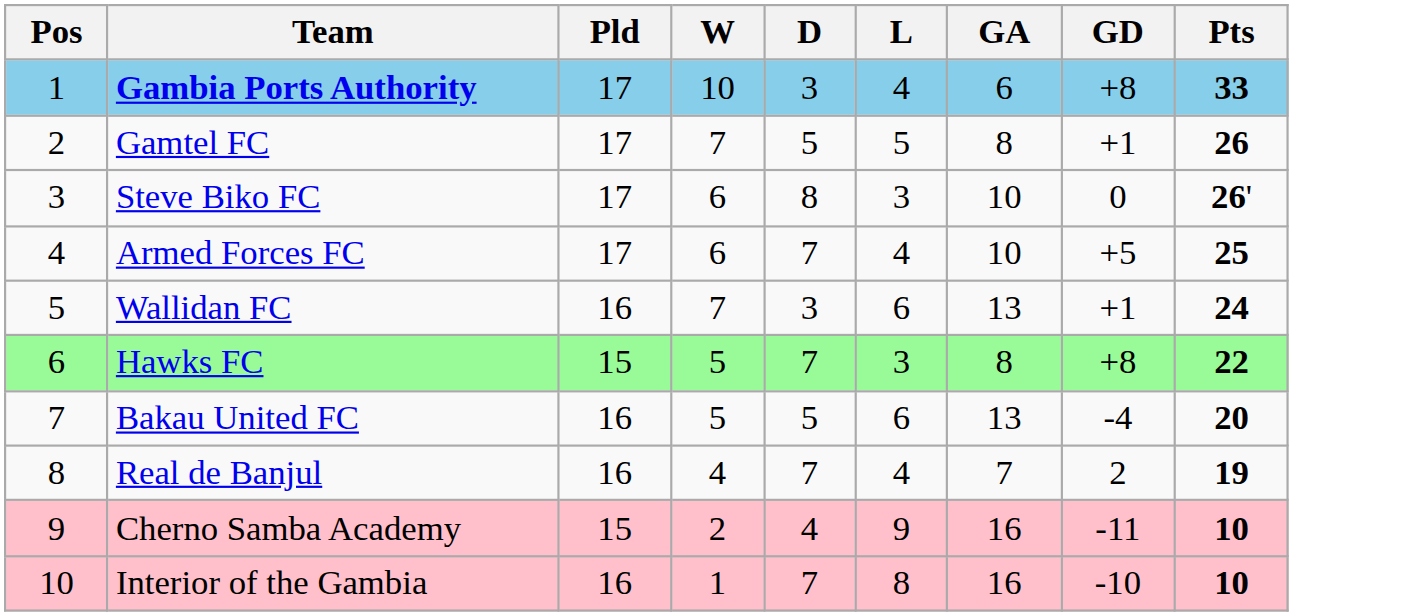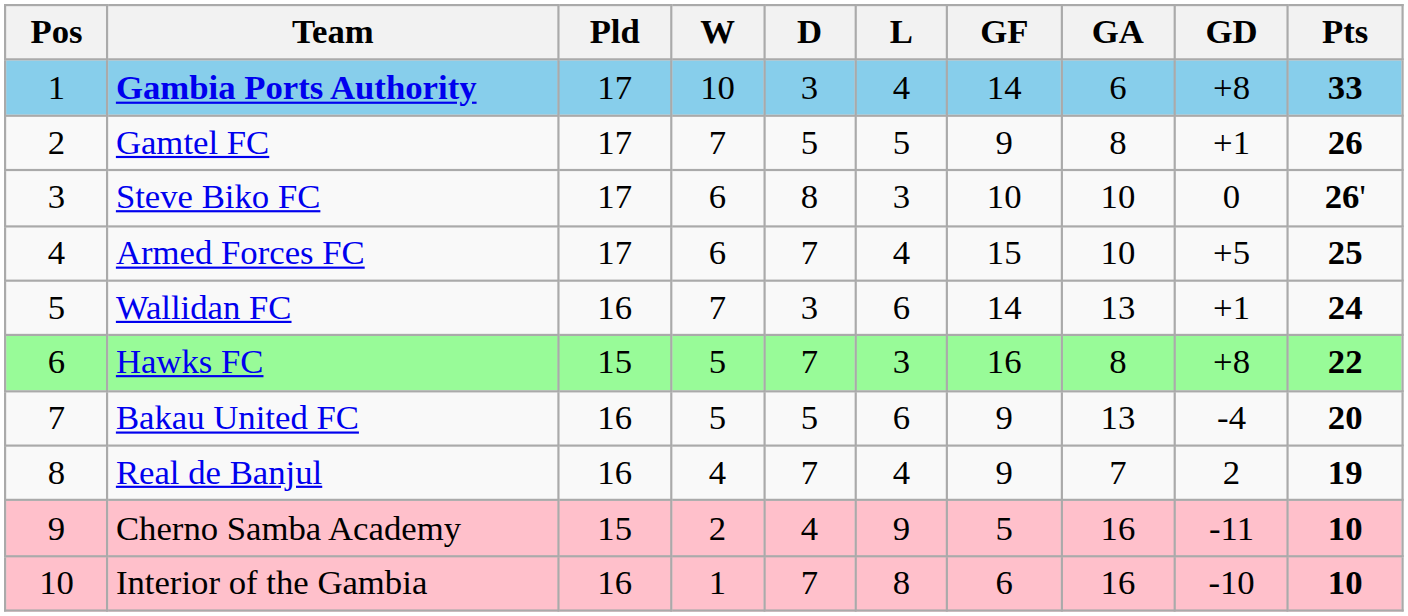+ column: (1004, 32)
